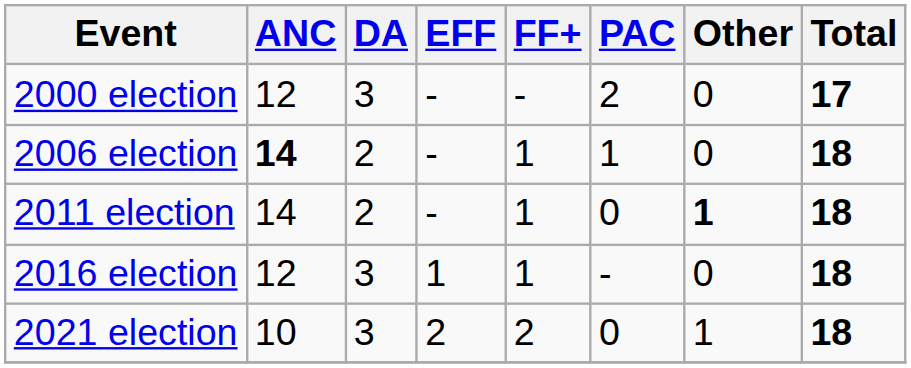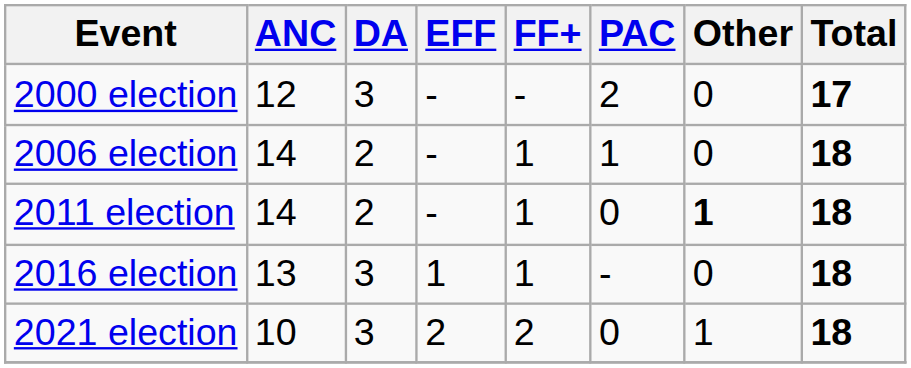(276, 153) bold -> (276, 153) normal
(276, 272) 12 -> (276, 272) 13
